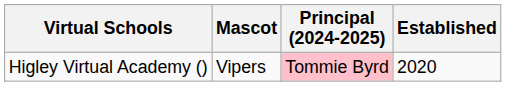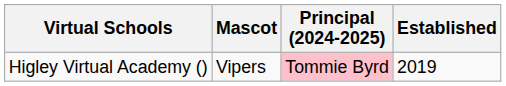(417, 66) 2020 -> (417, 66) 2019
